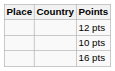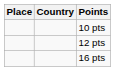rows swapped: (92, 43) <-> (92, 27)
